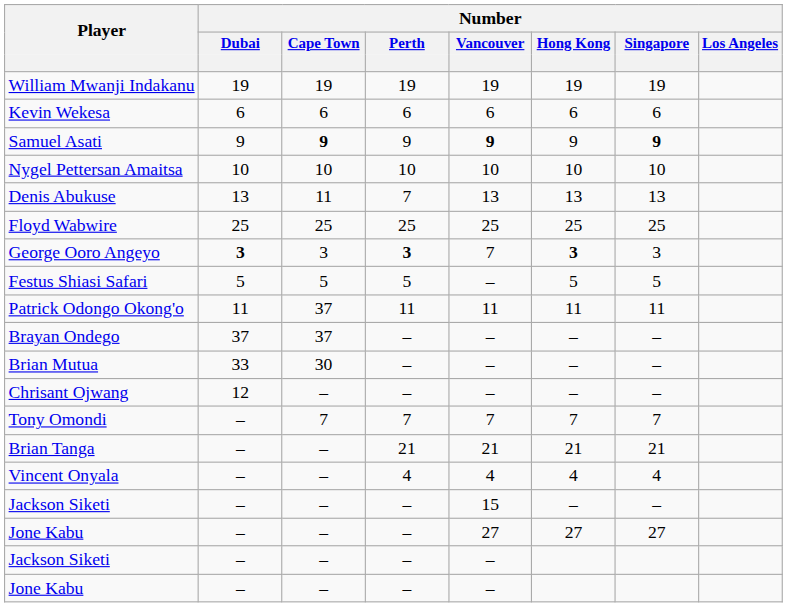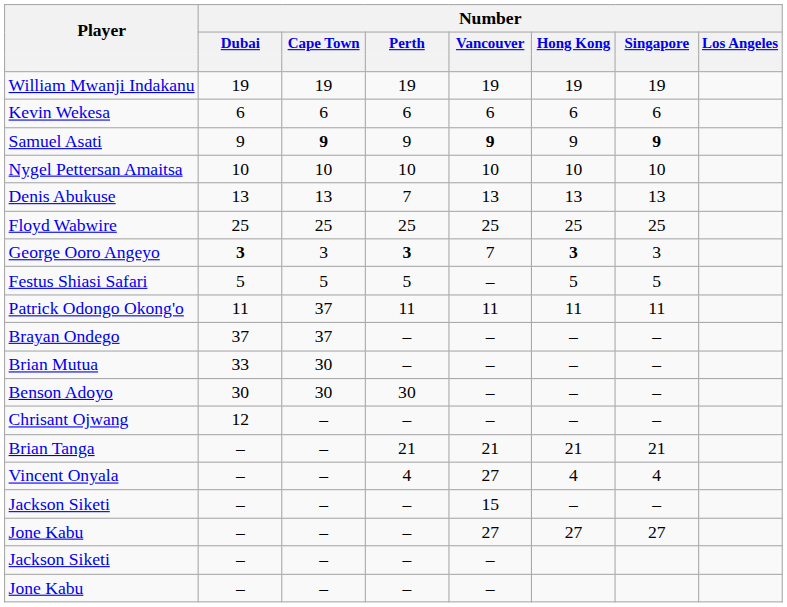(324, 196) 11 -> (324, 196) 13
+ row: (61, 392)
- row: (58, 420)
(490, 476) 4 -> (490, 476) 27
